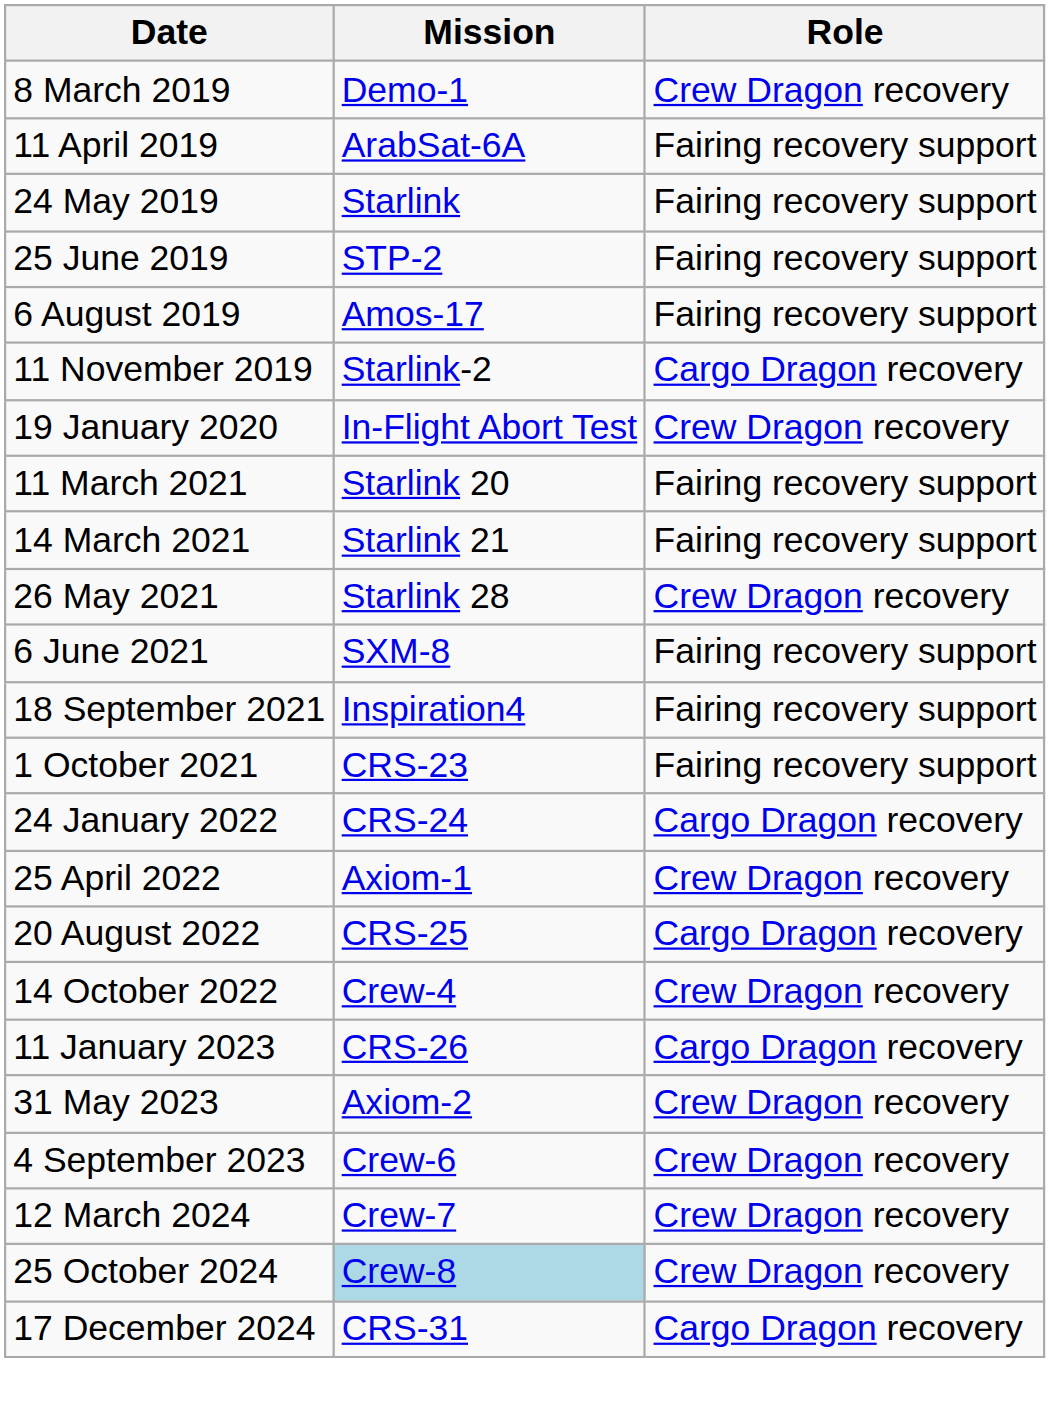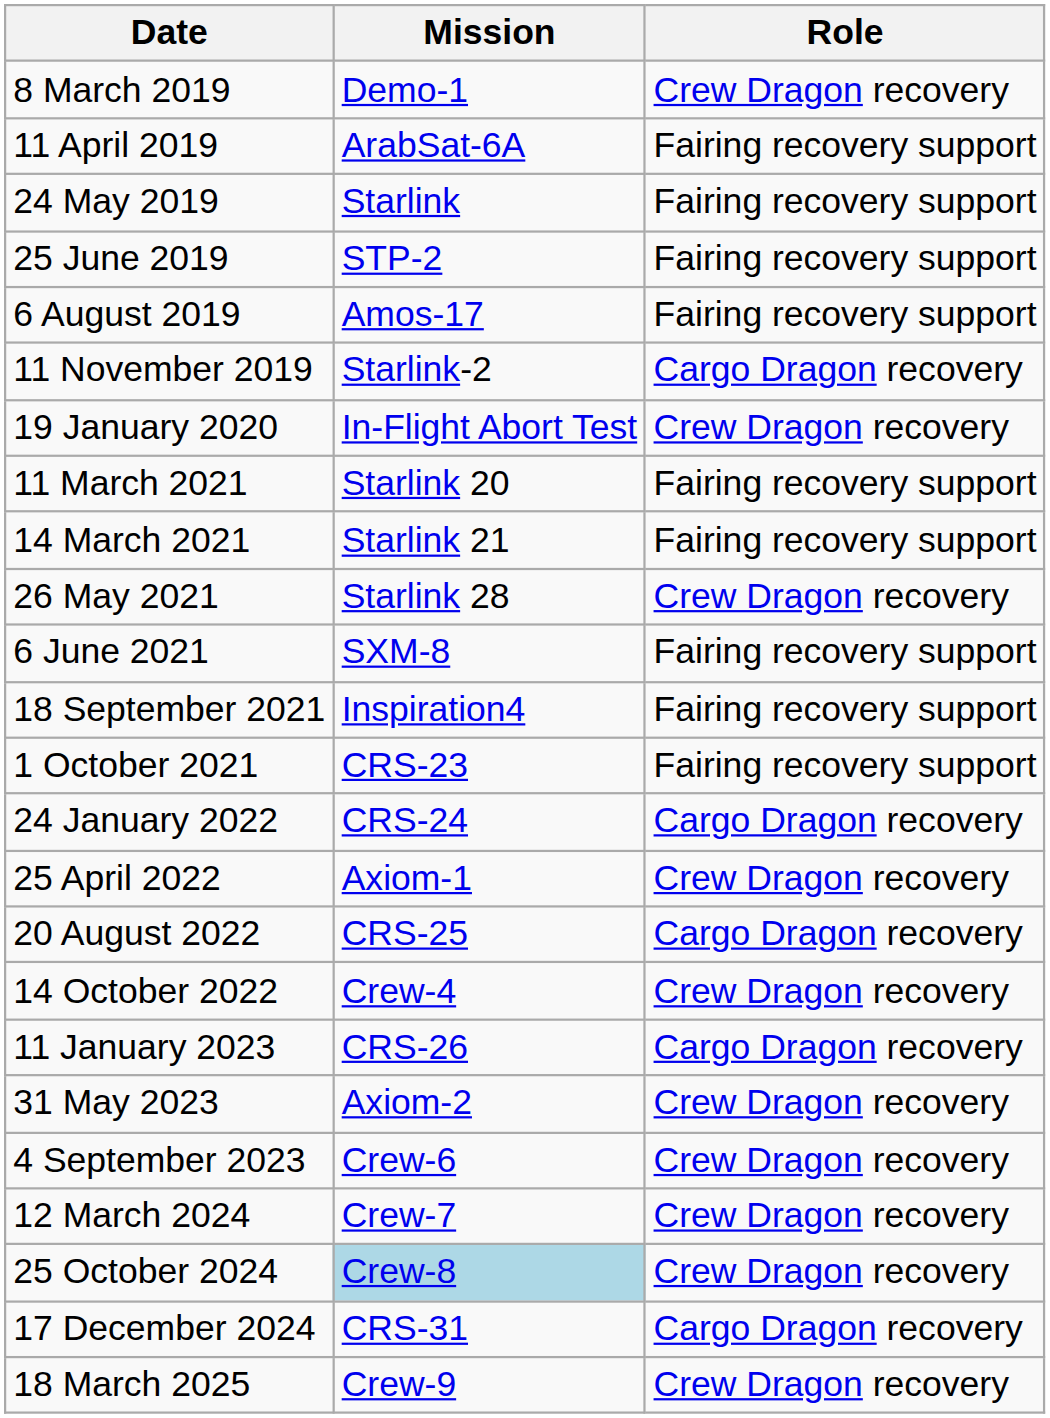+ row: (132, 1384)
